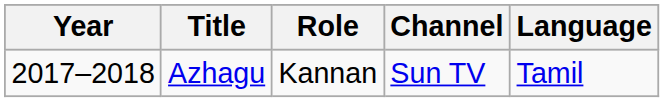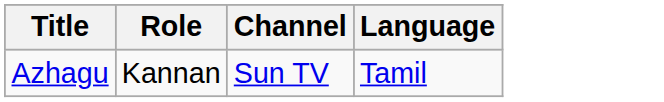- column: (83, 27)
